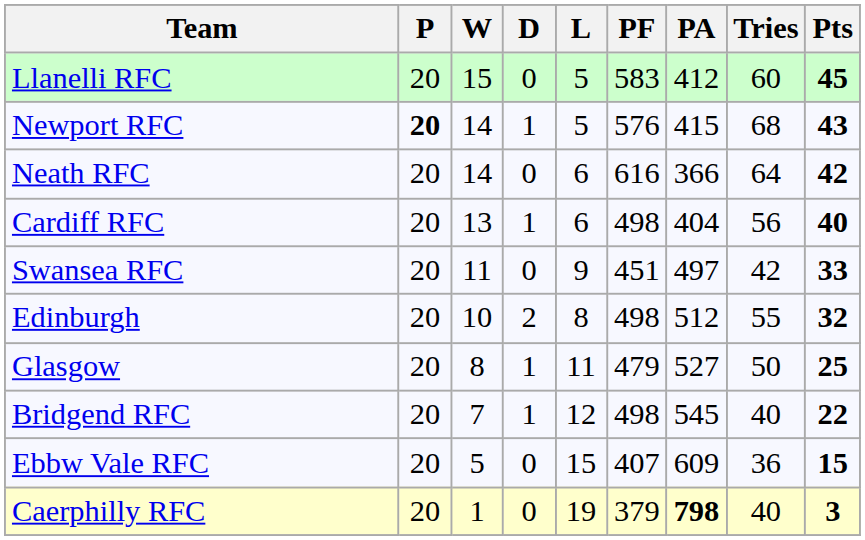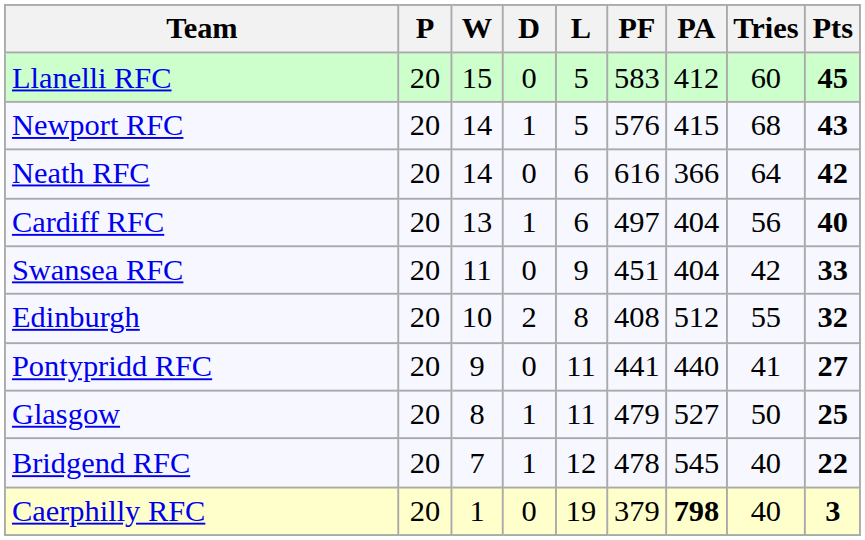(425, 125) bold -> (425, 125) normal
(637, 221) 498 -> (637, 221) 497
(696, 269) 497 -> (696, 269) 404
(637, 317) 498 -> (637, 317) 408
+ row: (112, 366)
(637, 414) 498 -> (637, 462) 478
- row: (110, 462)
